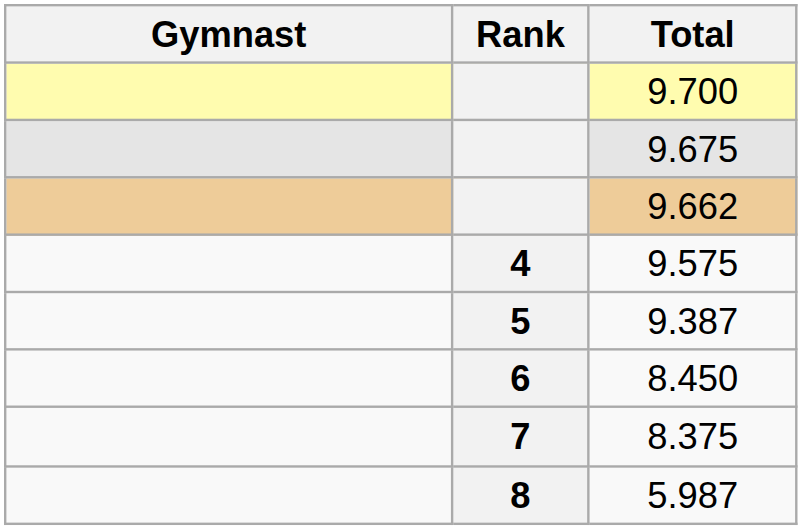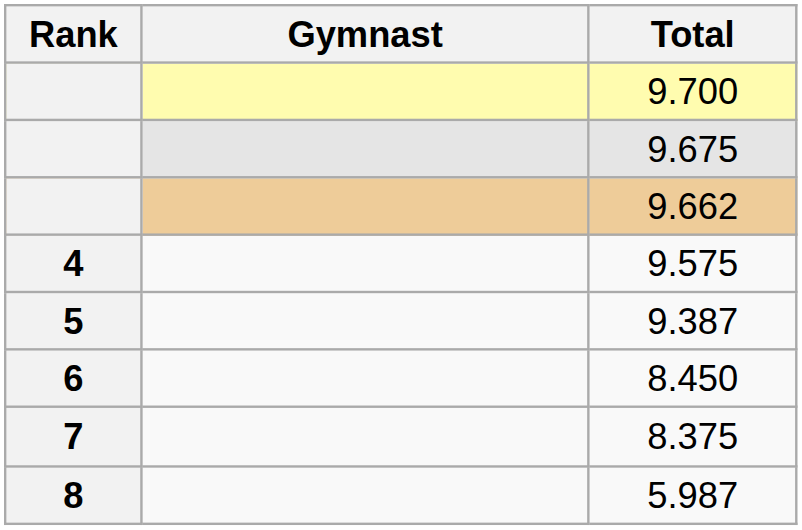columns swapped: (520, 34) <-> (229, 34)
